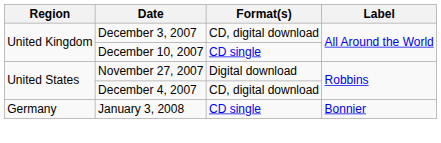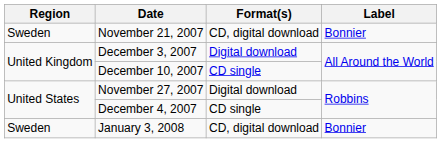+ row: (151, 33)
(264, 33) CD, digital download -> (253, 52) Digital download
(264, 90) CD, digital download -> (235, 109) CD single
(32, 109) Germany -> (29, 128) Sweden
(235, 109) CD single -> (264, 128) CD, digital download
